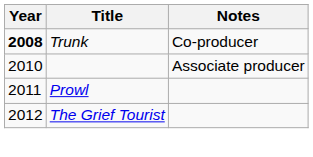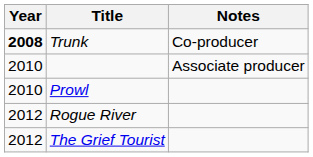(25, 90) 2011 -> (25, 90) 2010
+ row: (93, 115)
